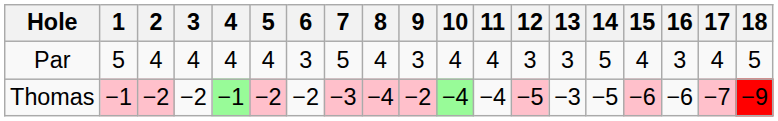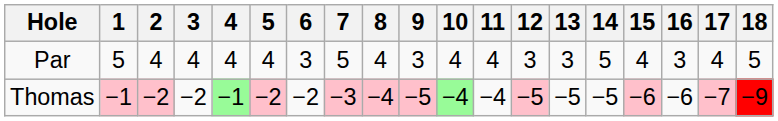(418, 97) −2 -> (418, 97) −5
(568, 97) −3 -> (568, 97) −5
